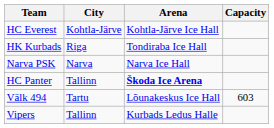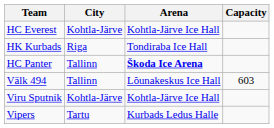- row: (31, 64)
(77, 98) Tartu -> (82, 81) Tallinn
+ row: (34, 98)
(81, 115) Tallinn -> (78, 115) Tartu
